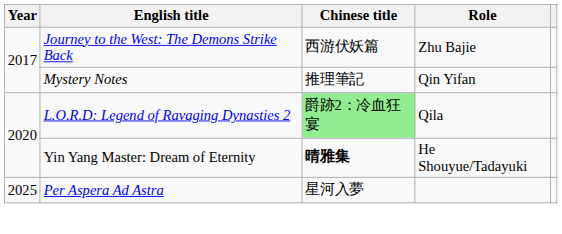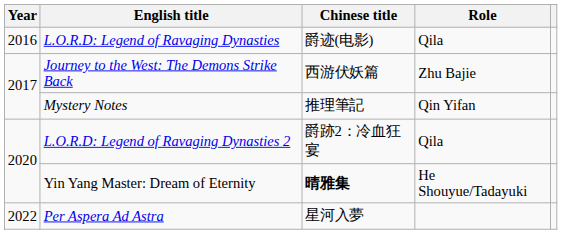+ row: (162, 40)
(353, 114) lightgreen background -> (353, 140) no background
(22, 190) 2025 -> (22, 216) 2022
